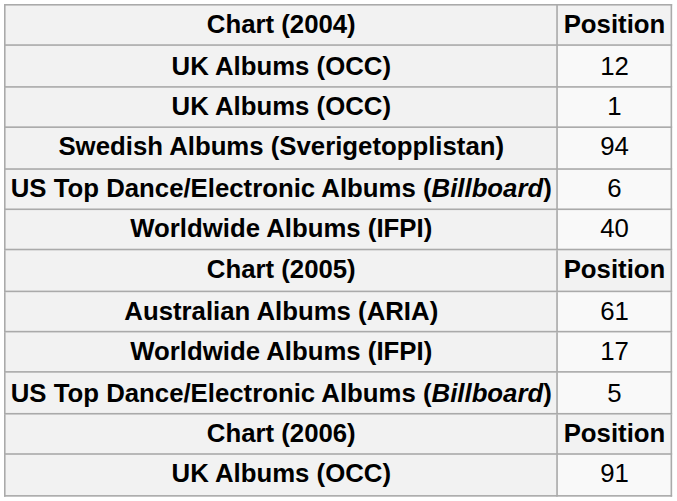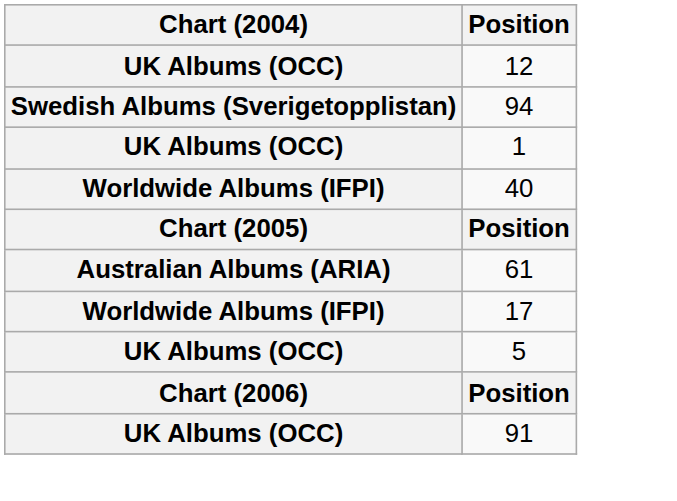rows swapped: (614, 147) <-> (614, 106)
- row: (614, 188)
(281, 392) US Top Dance/Electronic Albums (Billboard) -> (234, 351) UK Albums (OCC)
